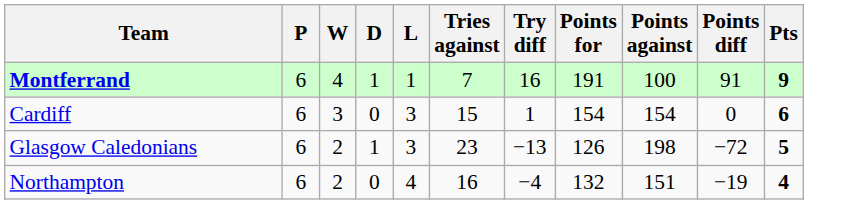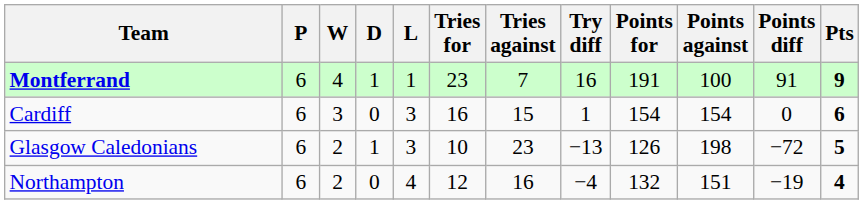+ column: (457, 33)
